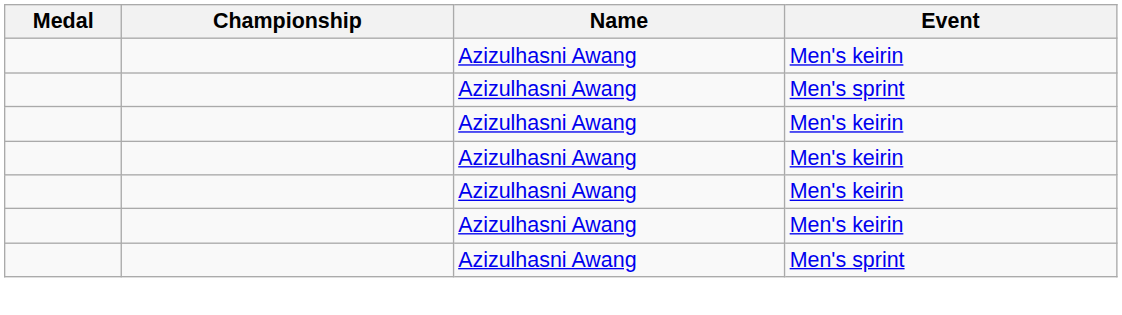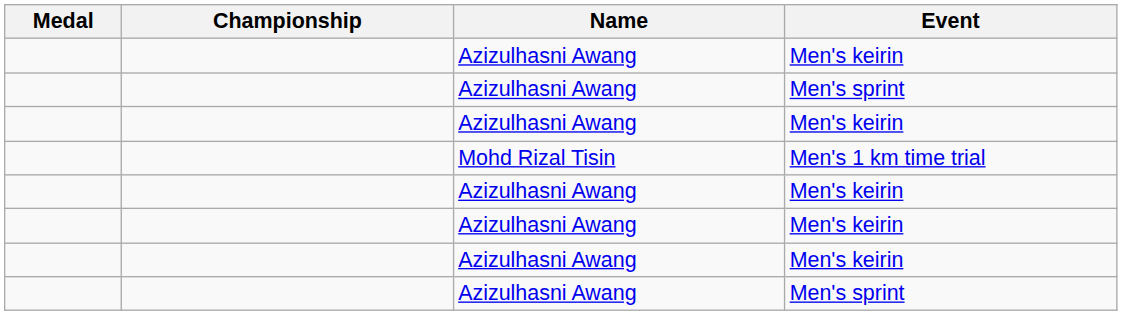+ row: (537, 157)
